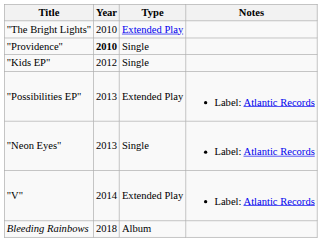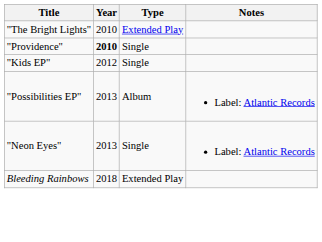(153, 96) Extended Play -> (137, 96) Album
- row: (15, 195)
(137, 229) Album -> (153, 179) Extended Play
